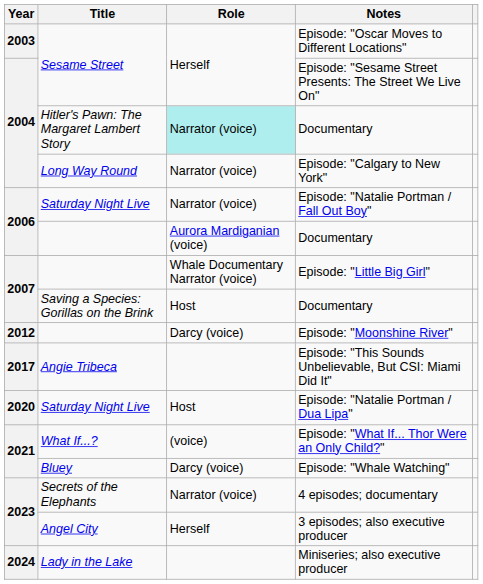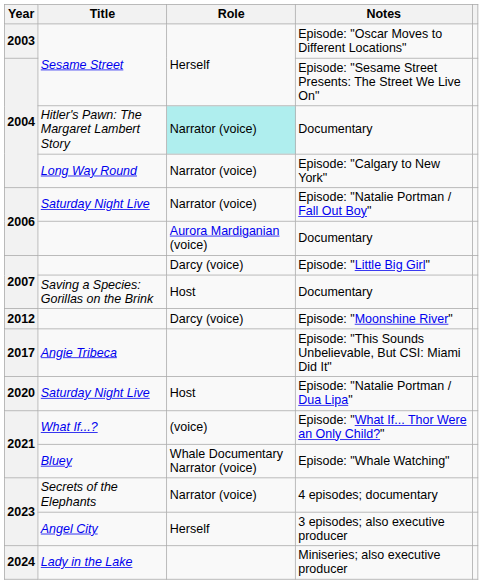(226, 272) Whale Documentary Narrator (voice) -> (207, 265) Darcy (voice)
(207, 468) Darcy (voice) -> (226, 461) Whale Documentary Narrator (voice)
